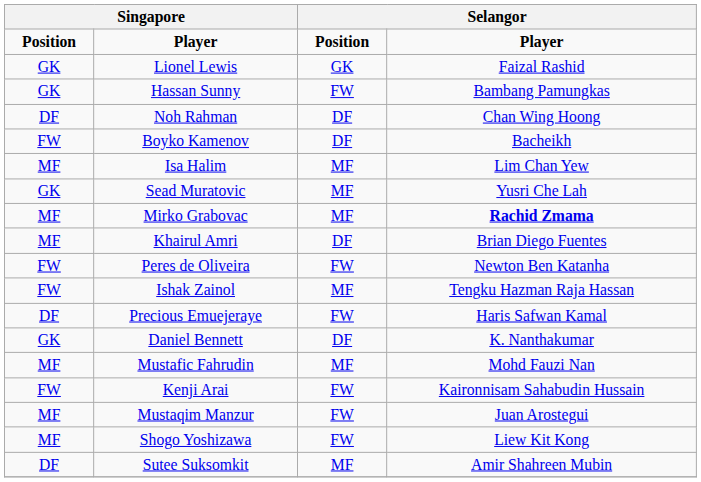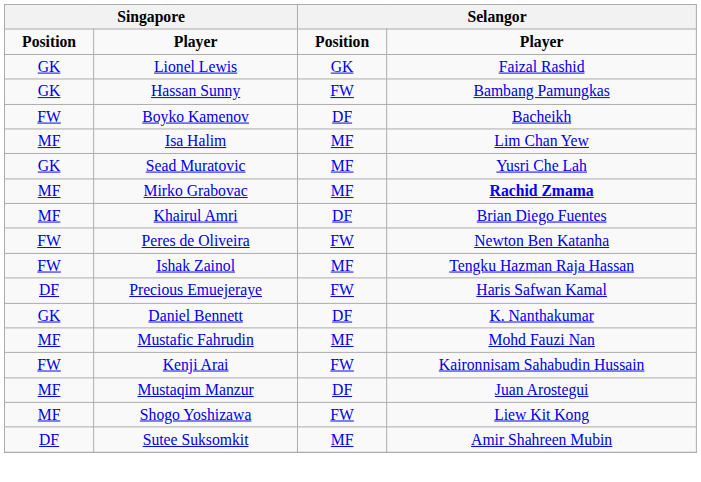- row: (196, 116)
(342, 414) FW -> (342, 389) DF
